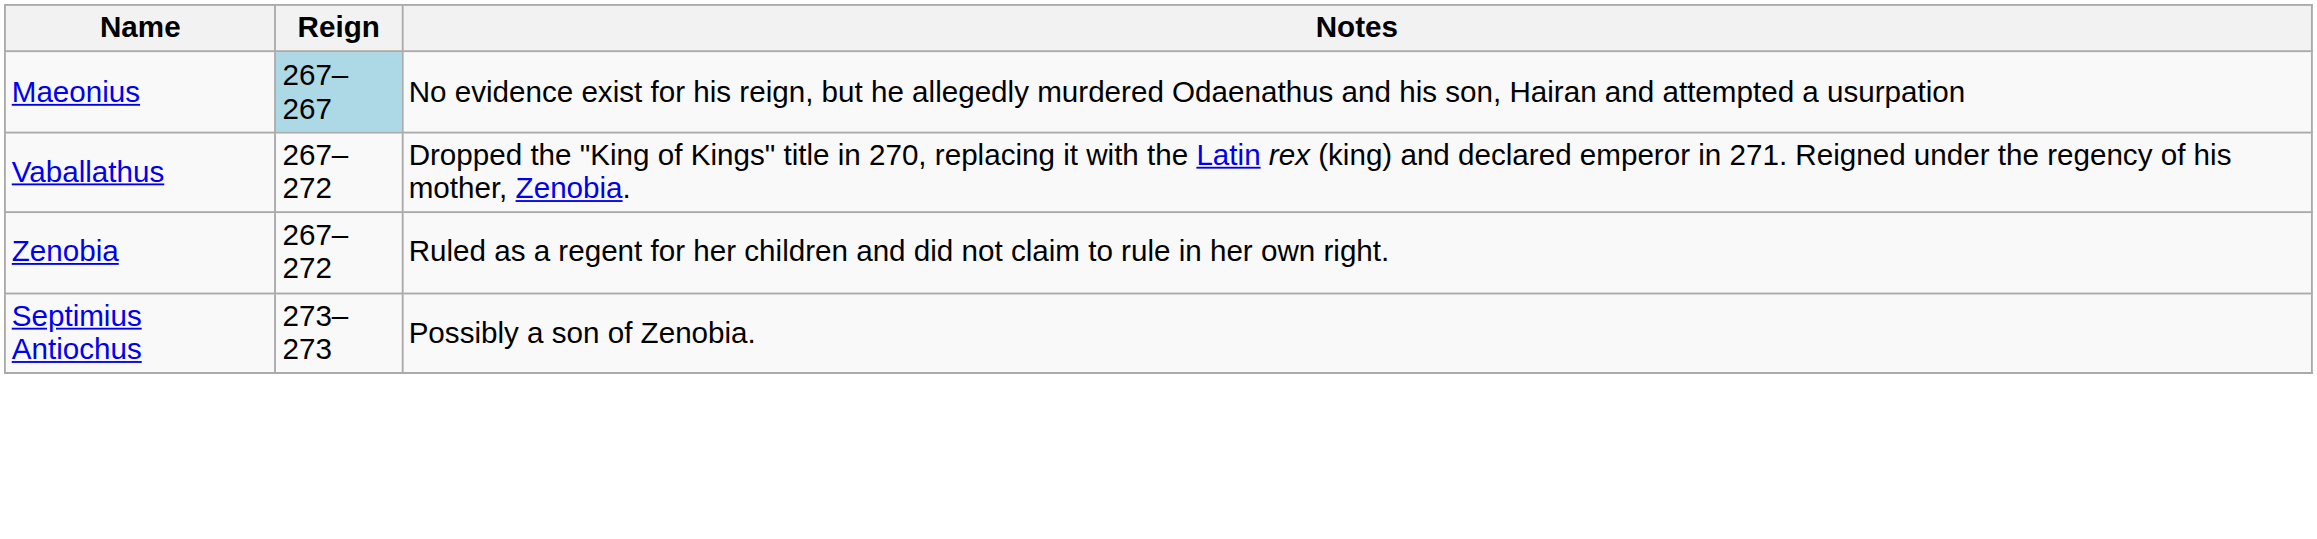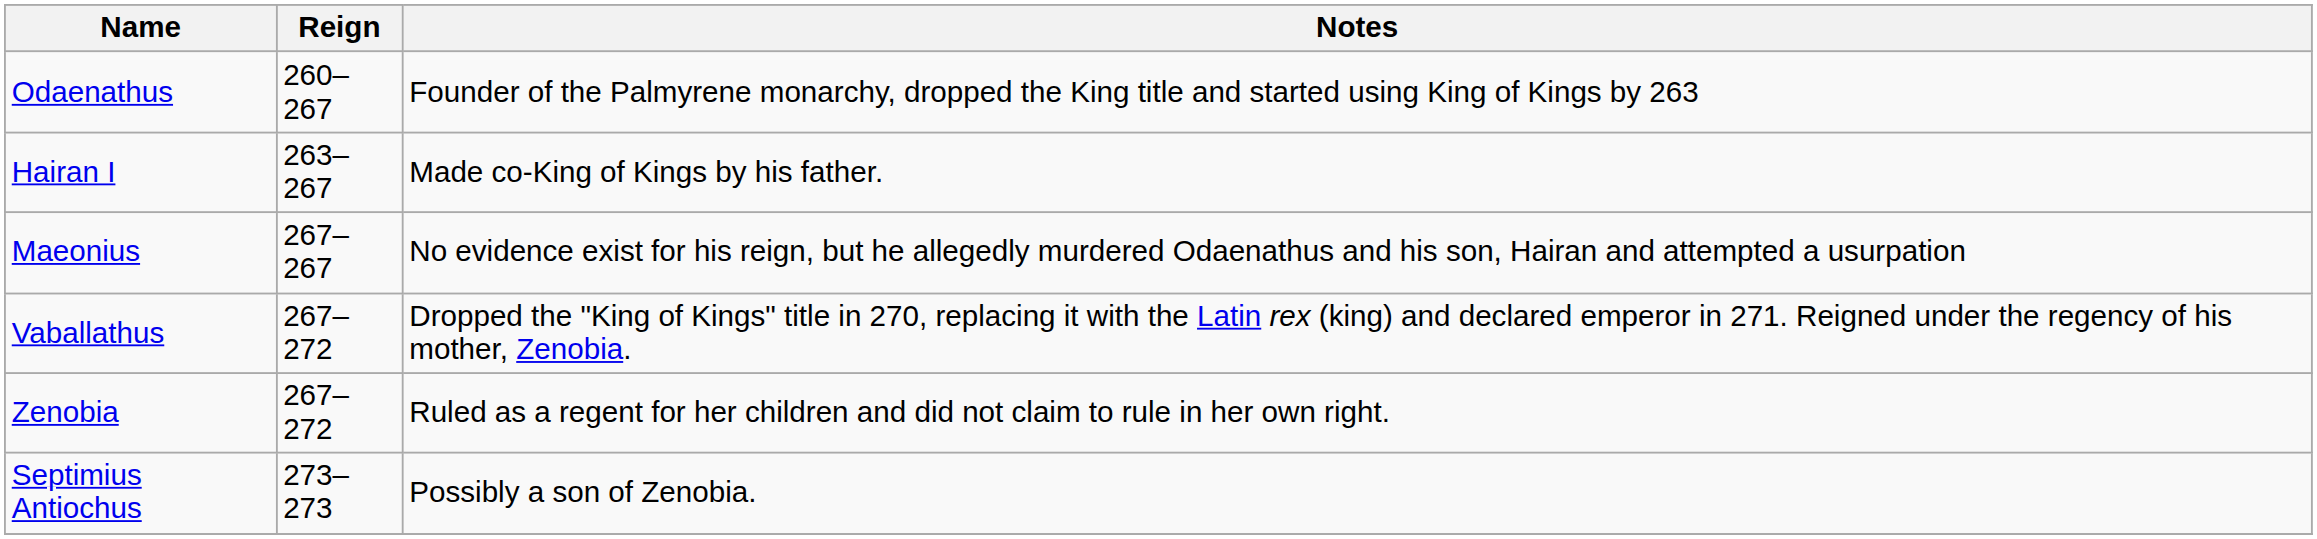+ row: (92, 91)
+ row: (64, 171)
(315, 91) lightblue background -> (316, 252) no background
